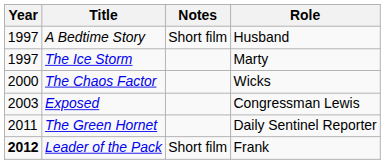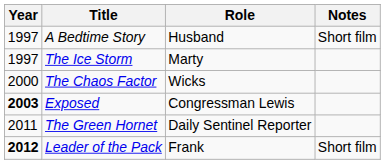columns swapped: (305, 15) <-> (198, 15)
(23, 103) normal -> (23, 103) bold
